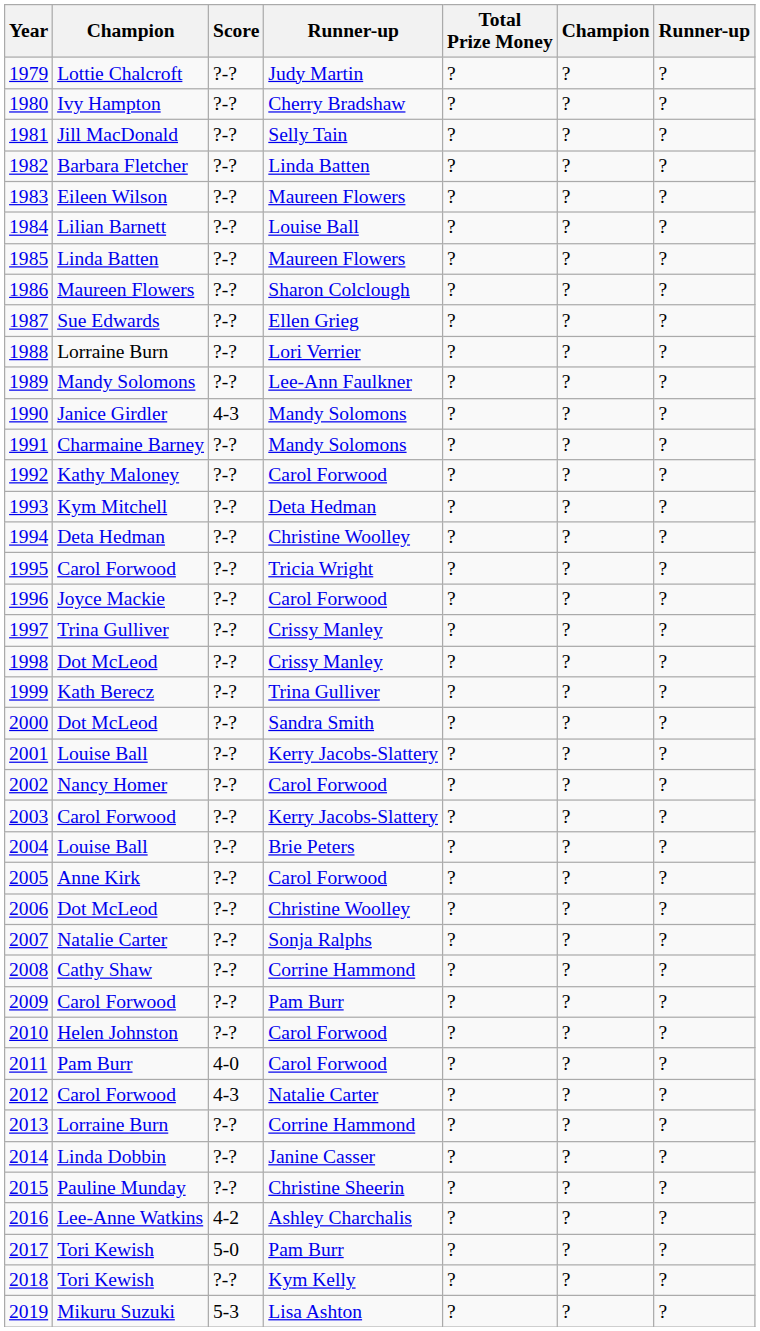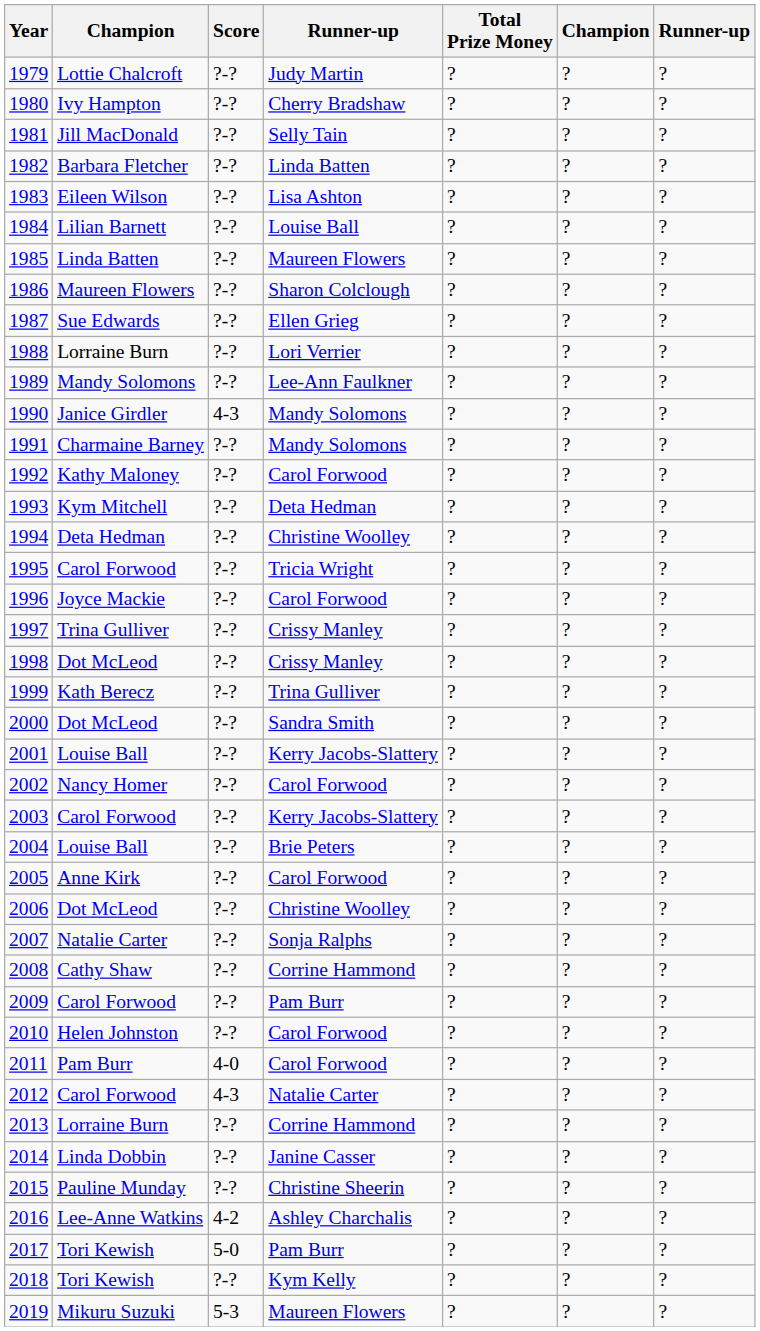(337, 196) Maureen Flowers -> (315, 196) Lisa Ashton
(315, 1311) Lisa Ashton -> (337, 1311) Maureen Flowers
